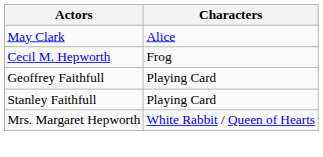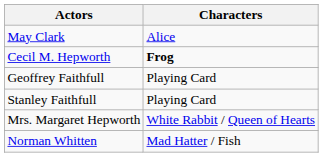(159, 57) normal -> (160, 57) bold
+ row: (52, 141)
